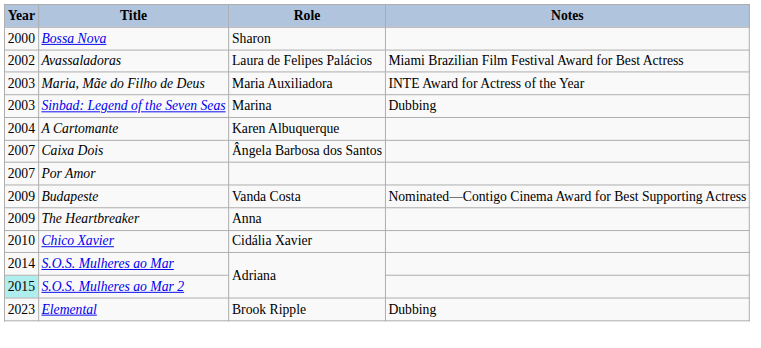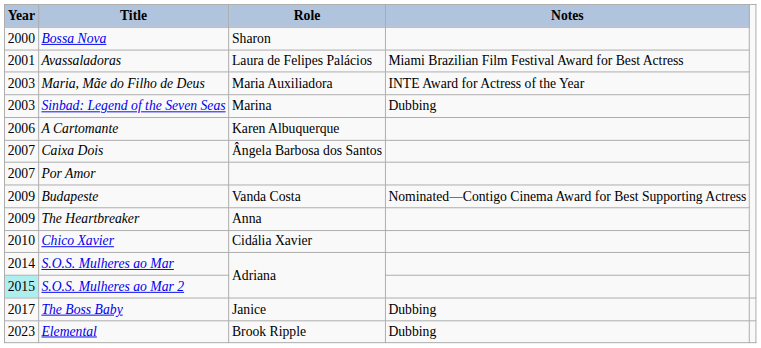(21, 61) 2002 -> (21, 61) 2001
(21, 128) 2004 -> (21, 128) 2006
+ row: (82, 309)
